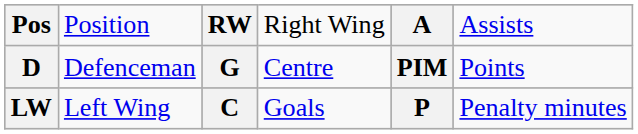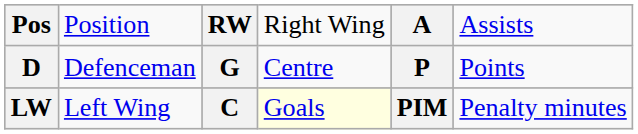(422, 66) PIM -> (422, 66) P
(294, 107) no background -> (294, 107) lightyellow background
(422, 107) P -> (422, 107) PIM
